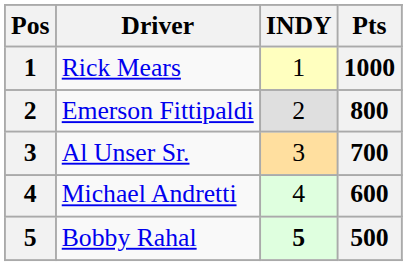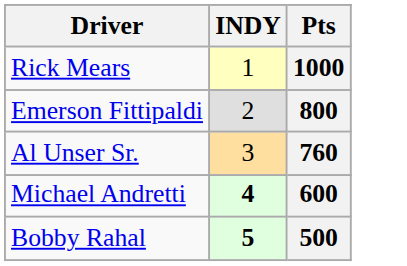- column: (30, 25)
(369, 152) 700 -> (319, 152) 760
(299, 194) normal -> (248, 194) bold
